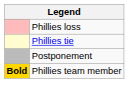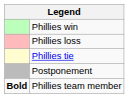+ row: (55, 27)
(17, 71) gold background -> (17, 86) no background
